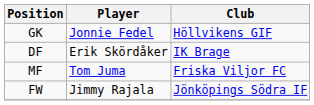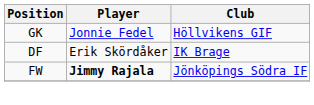- row: (35, 71)
(111, 90) normal -> (111, 71) bold
